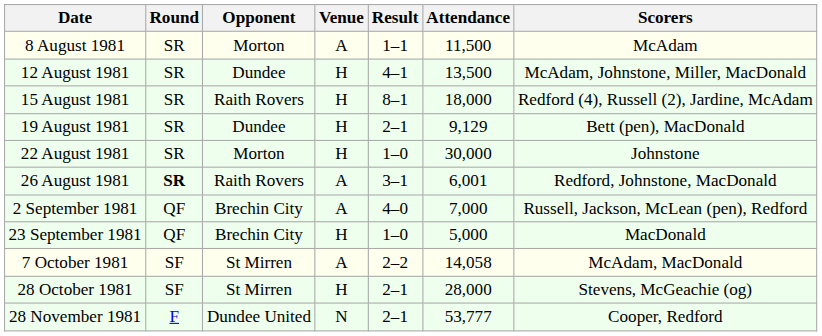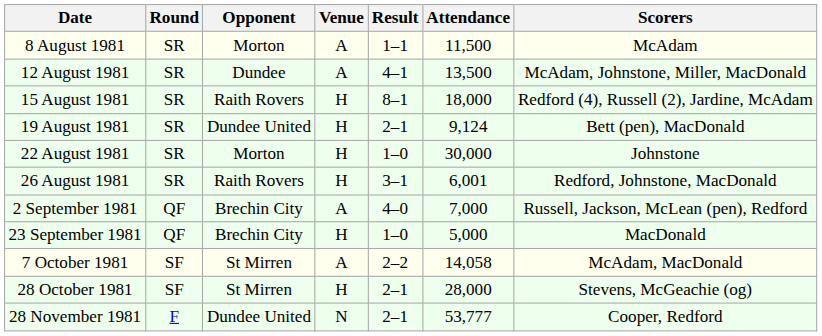(341, 72) H -> (341, 72) A
(259, 126) Dundee -> (259, 126) Dundee United
(468, 126) 9,129 -> (468, 126) 9,124
(174, 180) bold -> (174, 180) normal
(341, 180) A -> (341, 180) H
